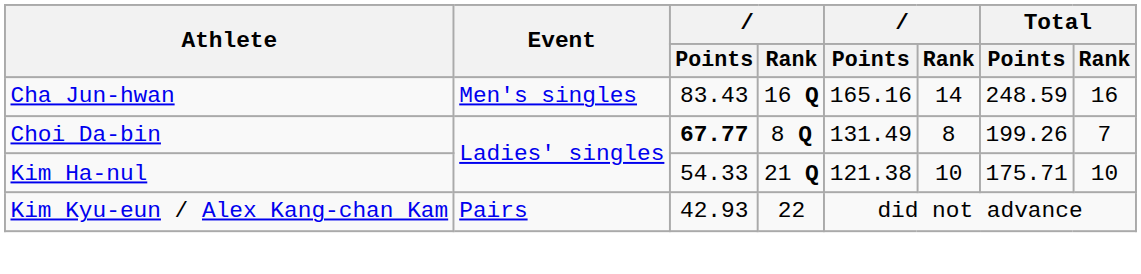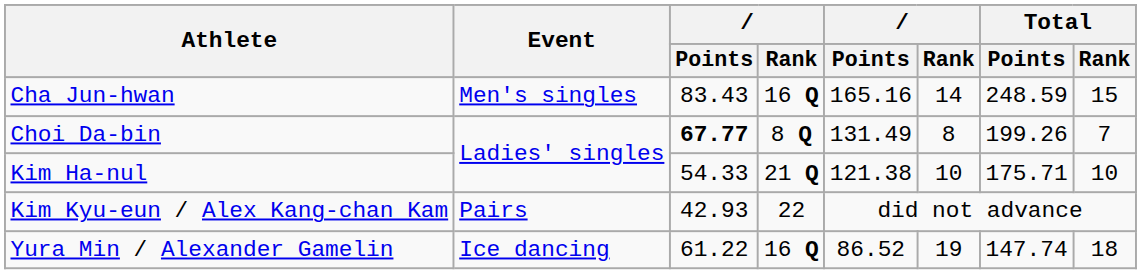(1104, 96) 16 -> (1104, 96) 15
+ row: (202, 249)
